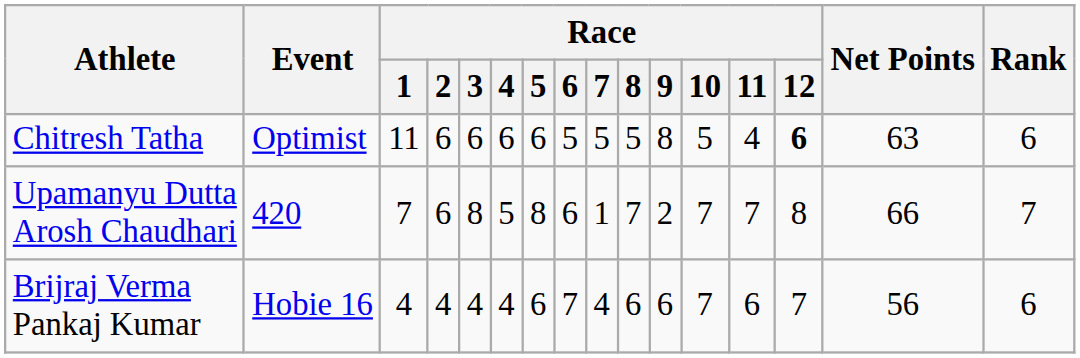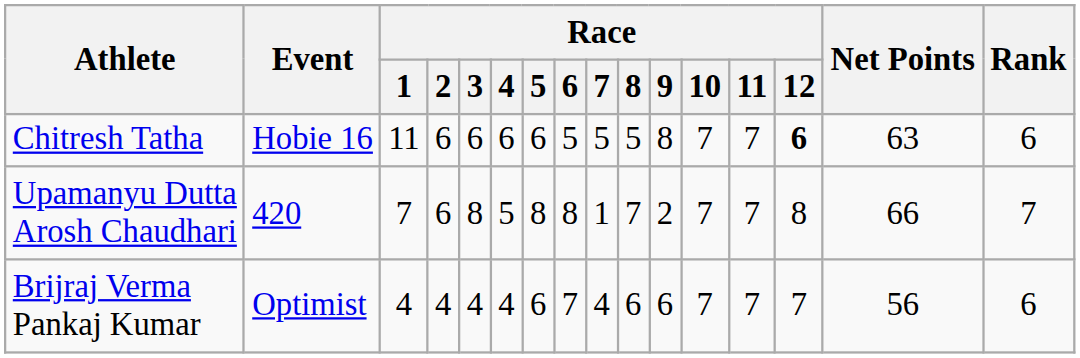(309, 139) Optimist -> (313, 139) Hobie 16
(705, 139) 5 -> (705, 139) 7
(752, 139) 4 -> (752, 139) 7
(570, 212) 6 -> (570, 212) 8
(313, 305) Hobie 16 -> (309, 305) Optimist
(752, 305) 6 -> (752, 305) 7
